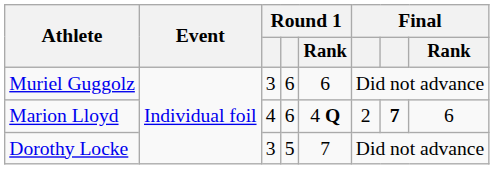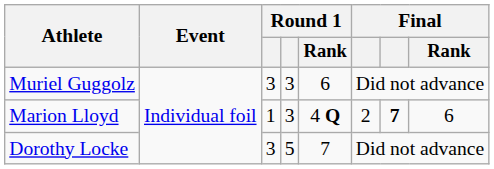(290, 83) 6 -> (290, 83) 3
(271, 116) 4 -> (271, 116) 1
(290, 116) 6 -> (290, 116) 3
